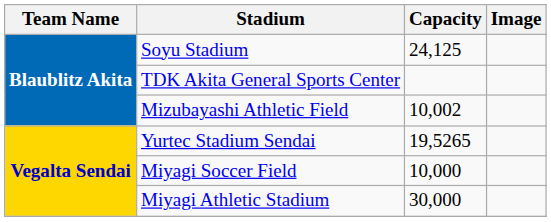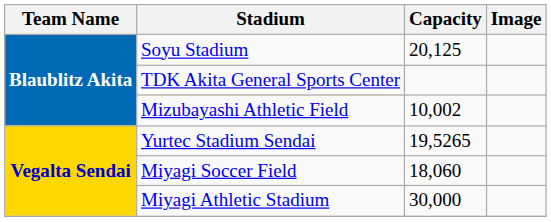(435, 49) 24,125 -> (435, 49) 20,125
(435, 170) 10,000 -> (435, 170) 18,060
